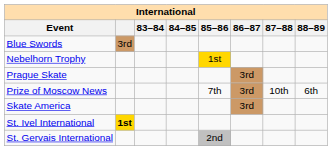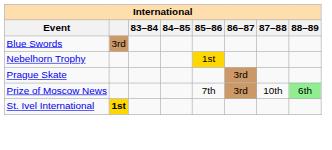(311, 91) no background -> (305, 91) lightgreen background
- row: (39, 106)
- row: (60, 138)
